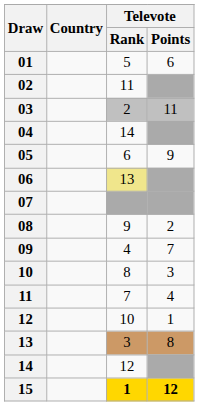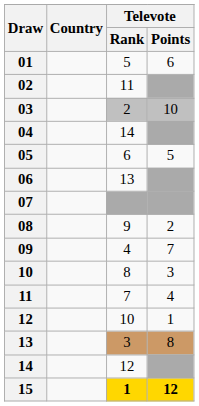(171, 109) 11 -> (171, 109) 10
(171, 156) 9 -> (171, 156) 5
(127, 179) khaki background -> (127, 179) no background
